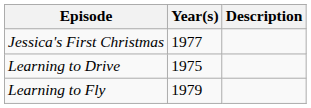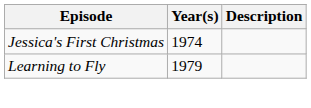(187, 41) 1977 -> (187, 41) 1974
- row: (64, 66)
